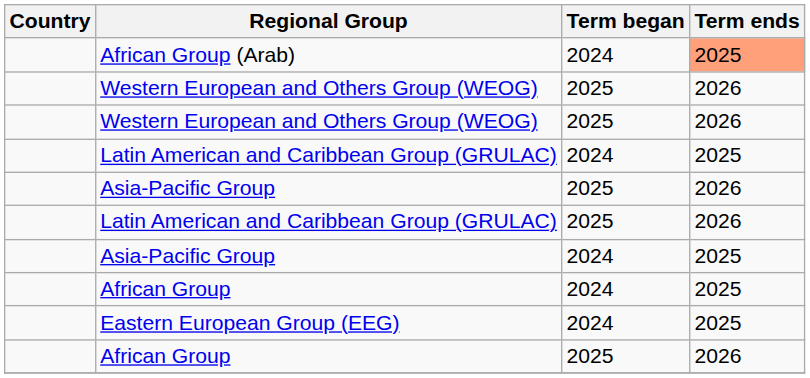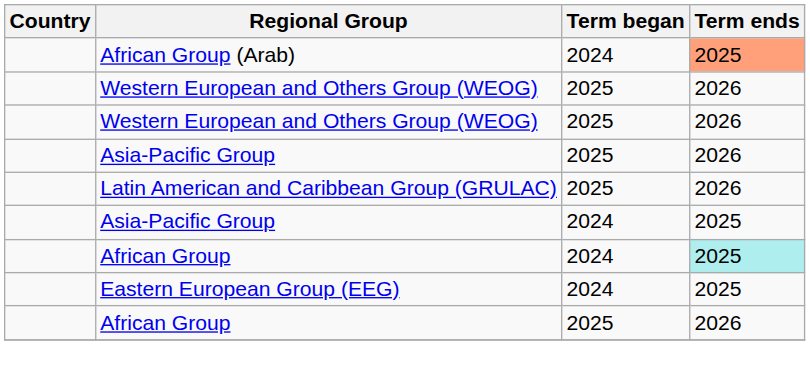- row: (329, 155)
(718, 289) no background -> (718, 255) paleturquoise background
